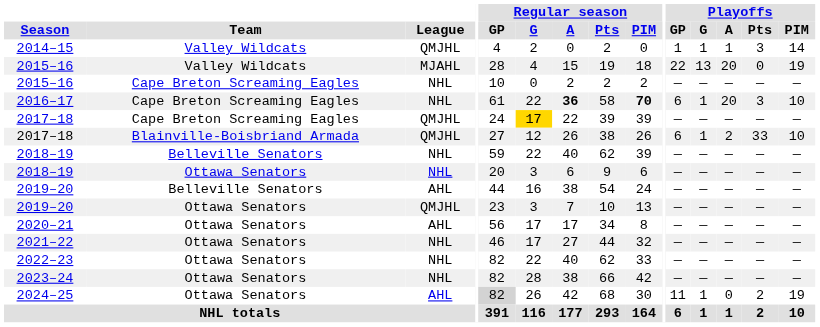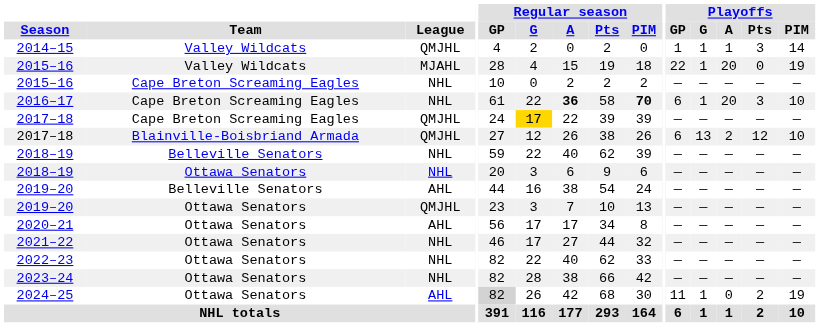(703, 66) 13 -> (703, 66) 1
(703, 137) 1 -> (703, 137) 13
(760, 137) 33 -> (760, 137) 12
